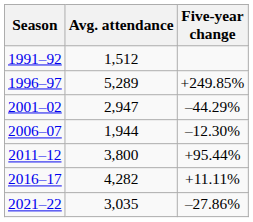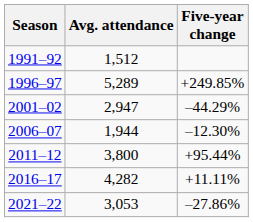(121, 204) 3,035 -> (121, 204) 3,053
